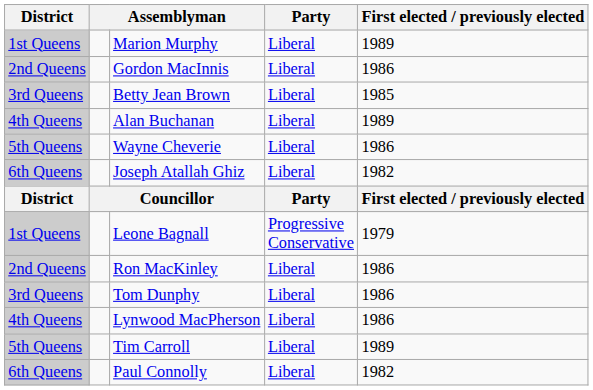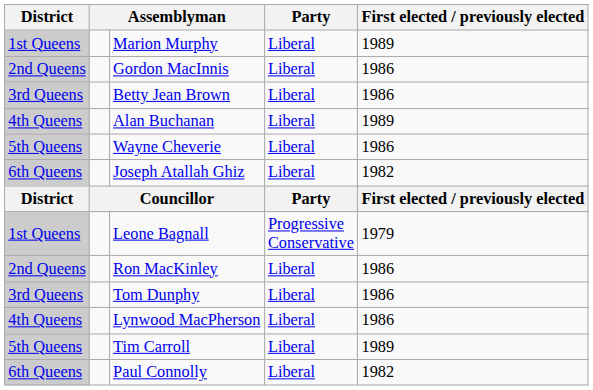(378, 95) 1985 -> (378, 95) 1986
